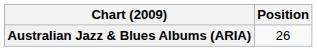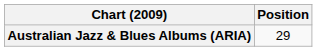(283, 35) 26 -> (283, 35) 29
